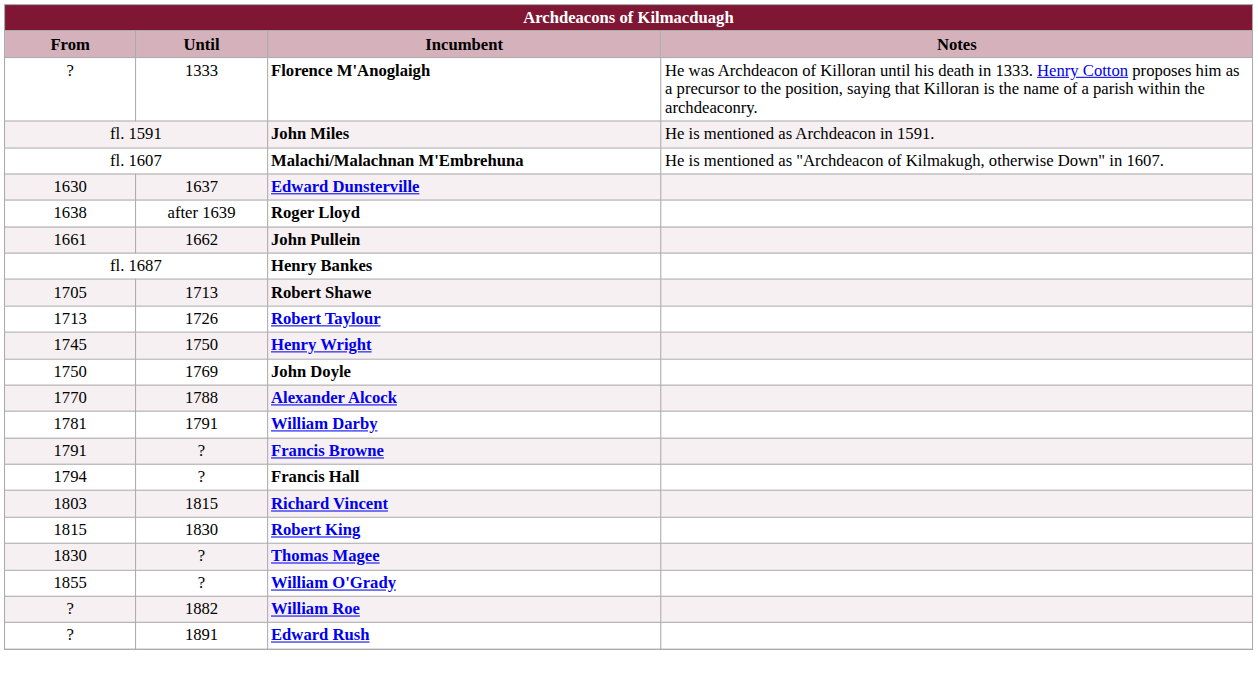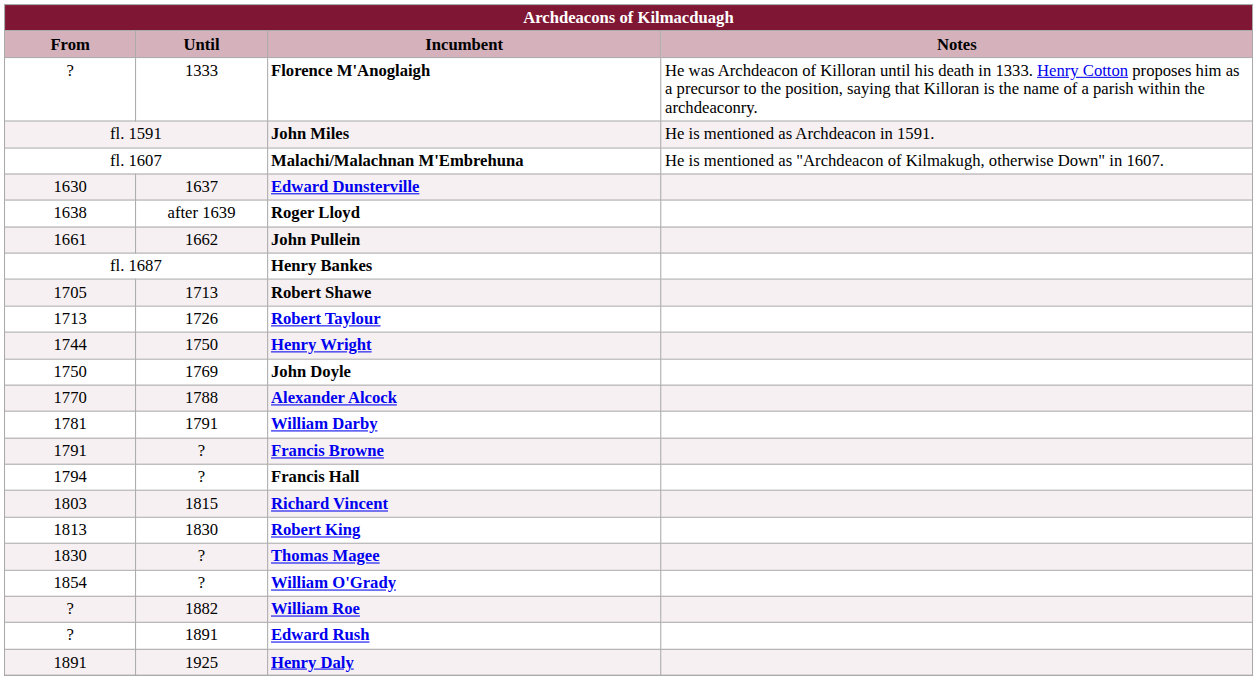(70, 345) 1745 -> (70, 345) 1744
(70, 530) 1815 -> (70, 530) 1813
(70, 582) 1855 -> (70, 582) 1854
+ row: (312, 662)
